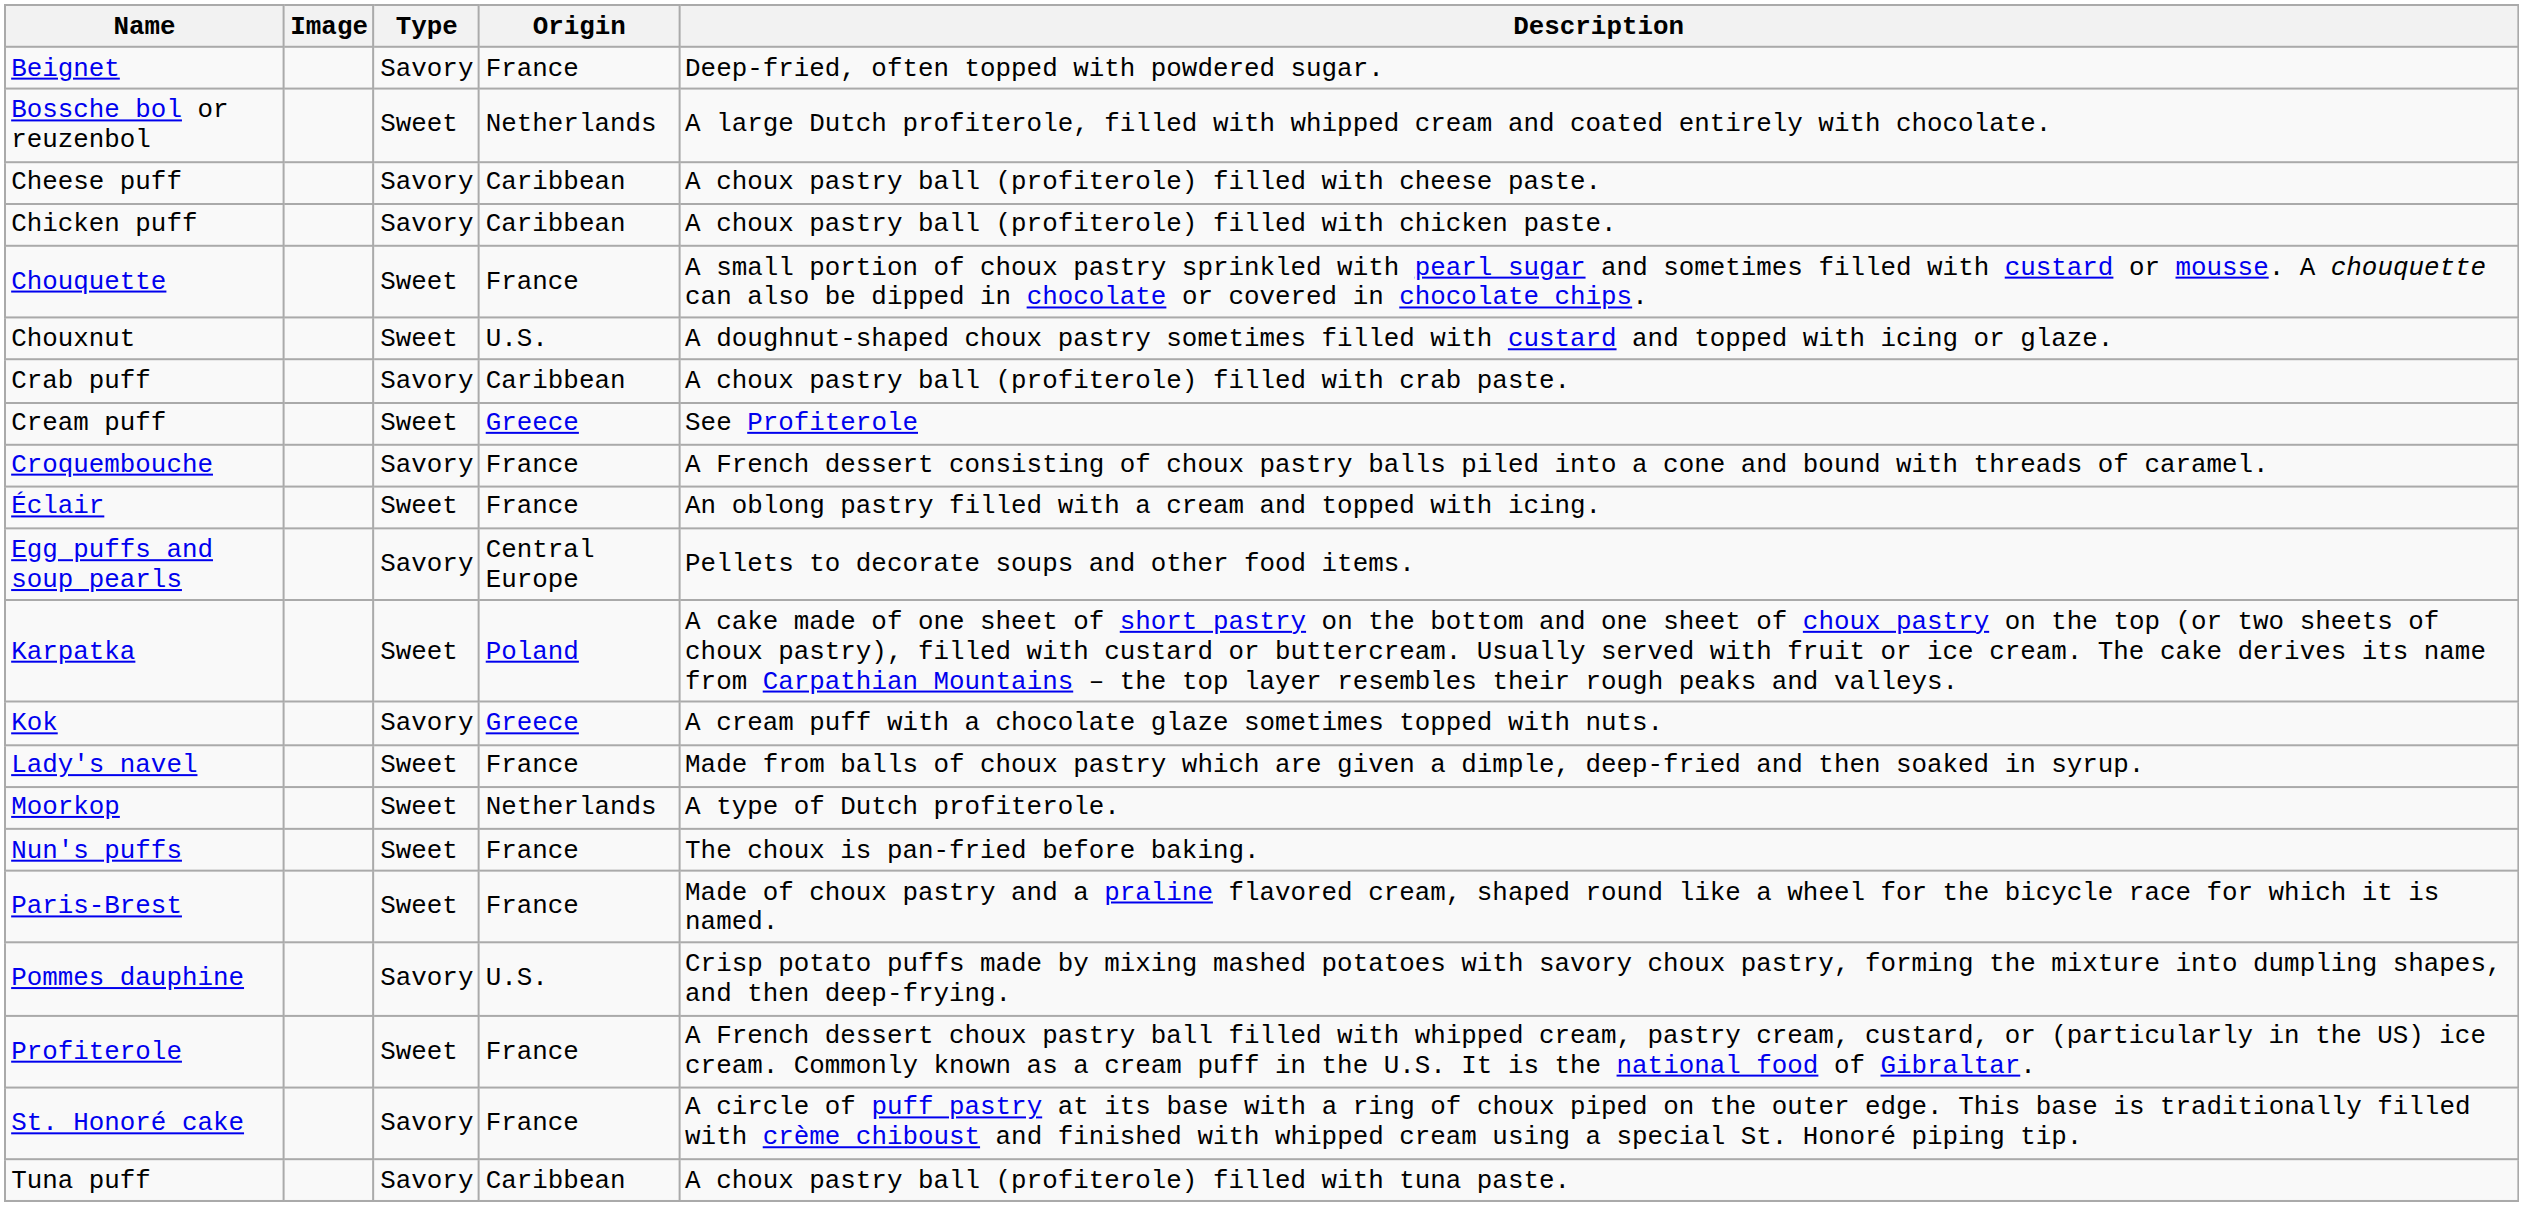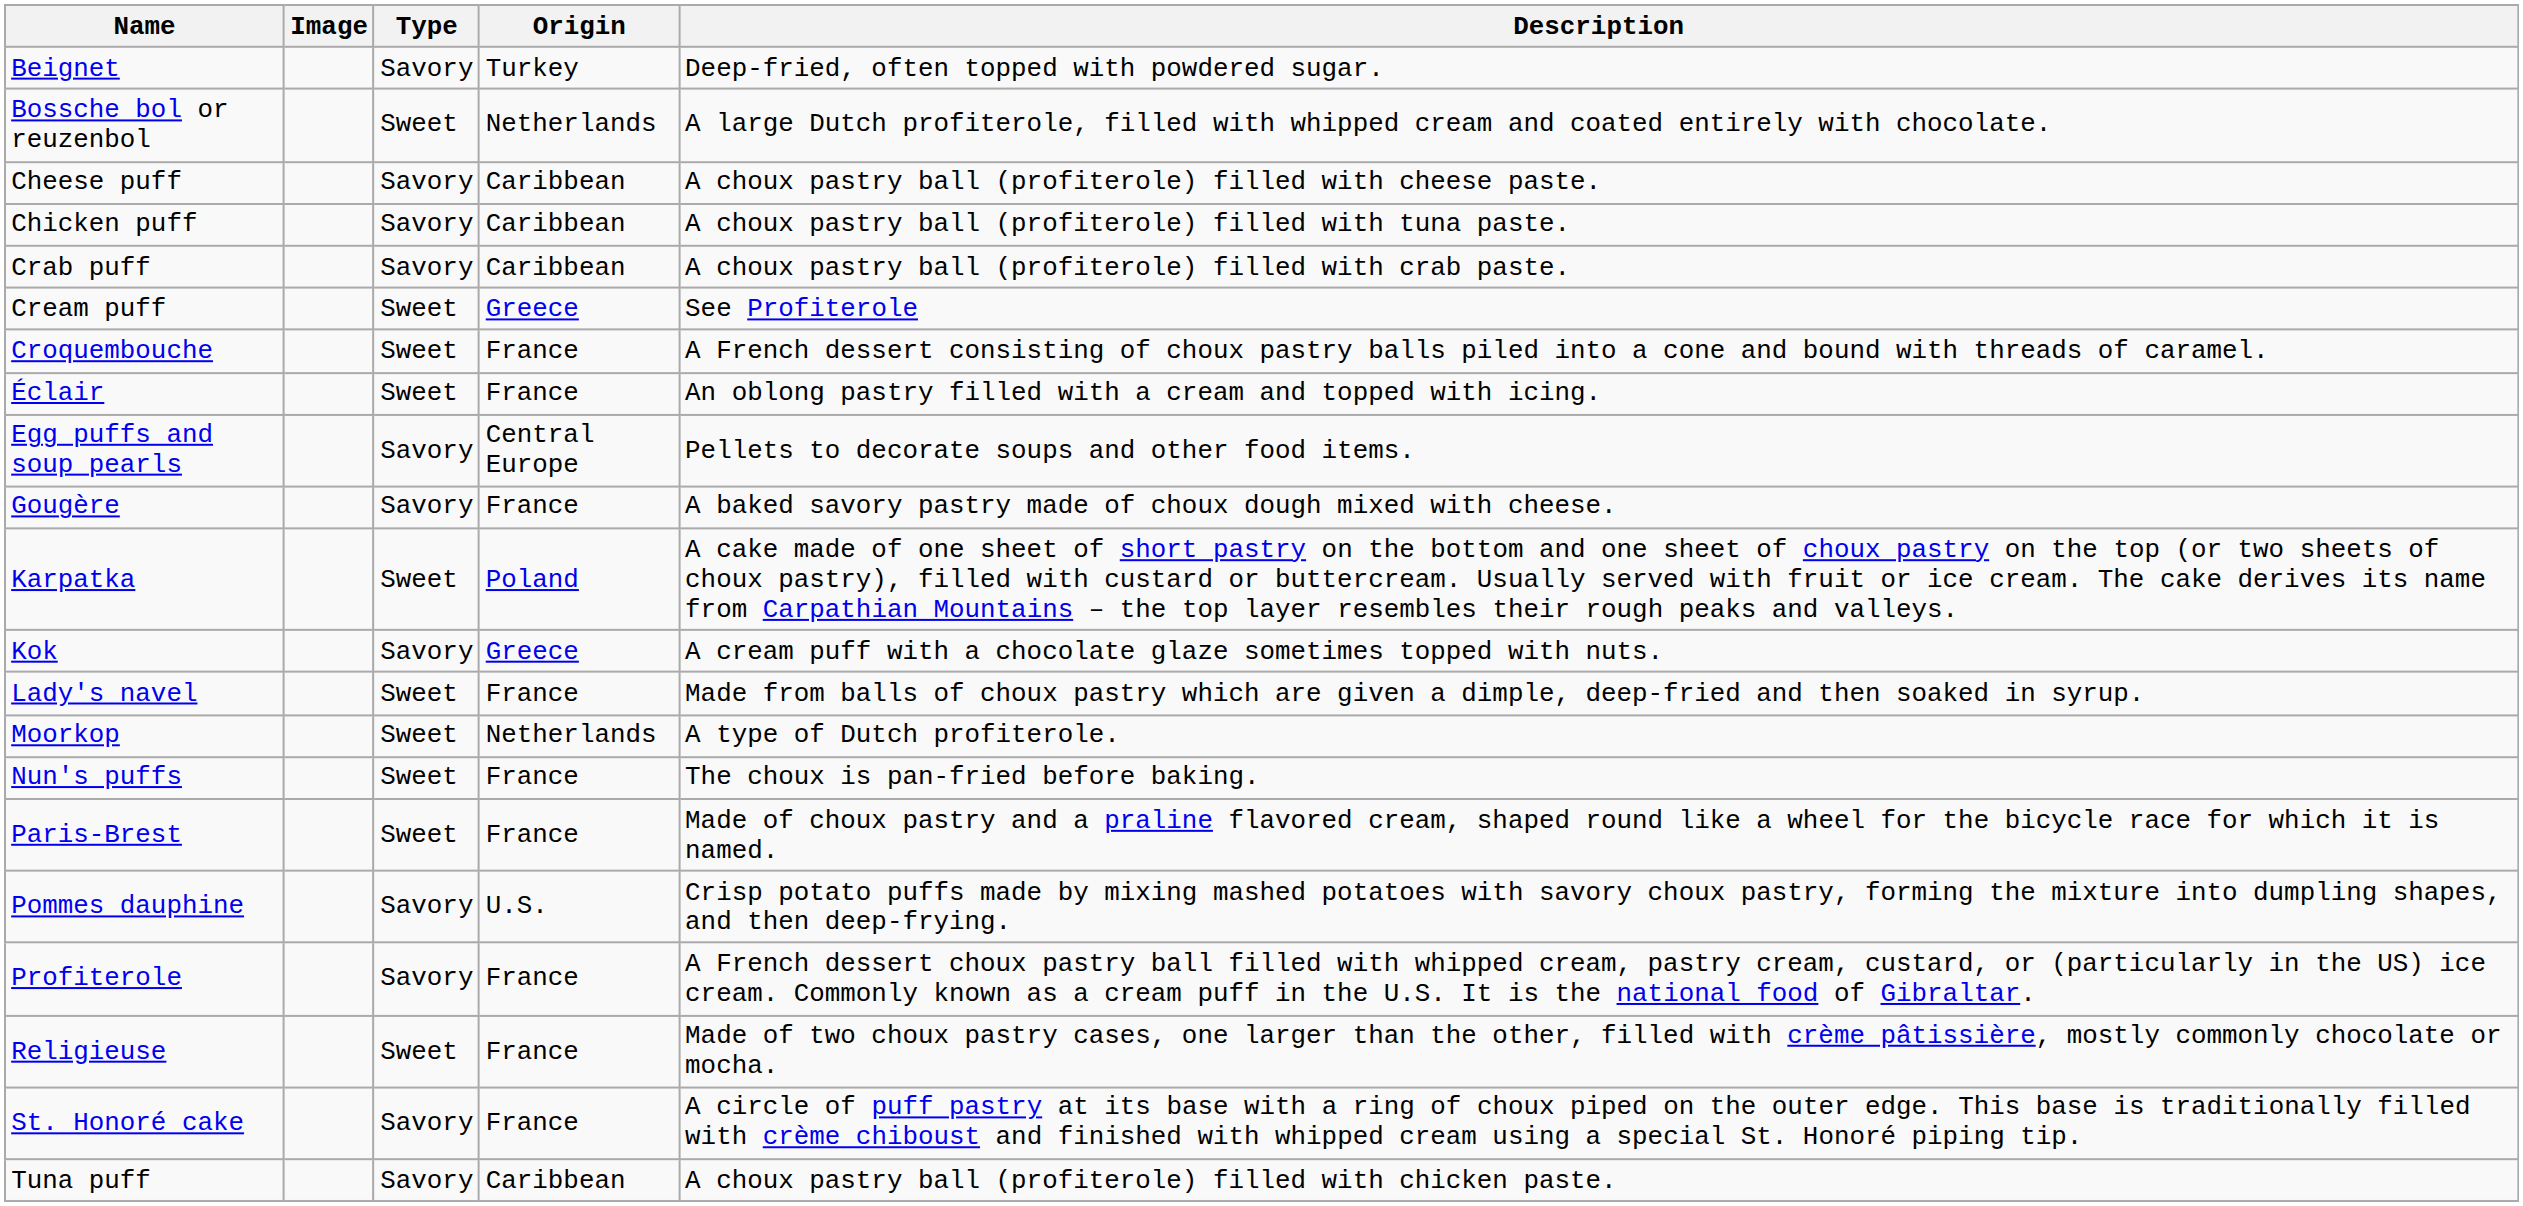(532, 68) France -> (532, 68) Turkey
(1151, 225) A choux pastry ball (profiterole) filled with chicken paste. -> (1128, 225) A choux pastry ball (profiterole) filled with tuna paste.
- row: (89, 282)
- row: (73, 339)
(427, 465) Savory -> (419, 351) Sweet
+ row: (65, 507)
(419, 1051) Sweet -> (427, 979) Savory
+ row: (89, 1051)
(1128, 1180) A choux pastry ball (profiterole) filled with tuna paste. -> (1151, 1180) A choux pastry ball (profiterole) filled with chicken paste.
